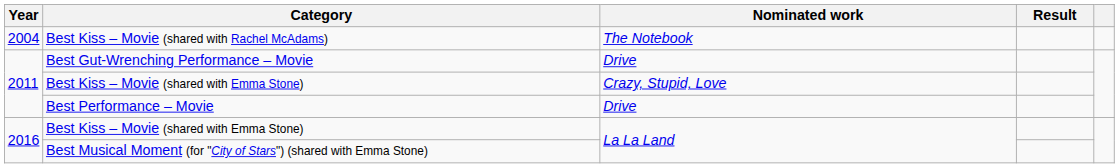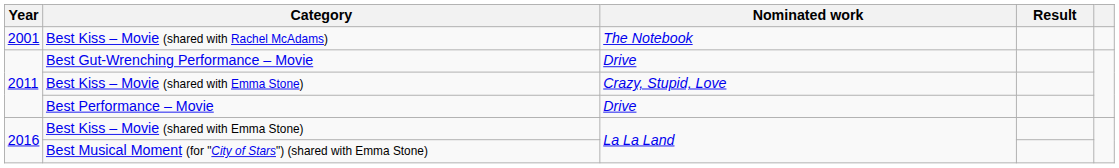(24, 38) 2004 -> (24, 38) 2001
